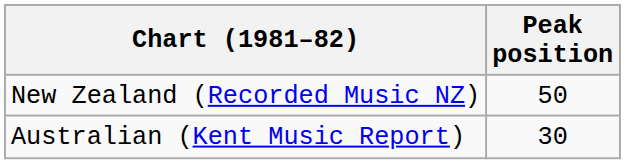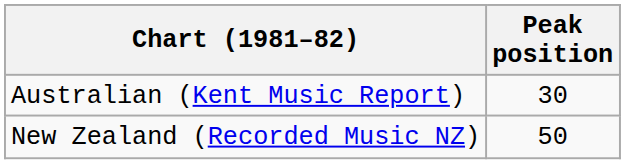rows swapped: (238, 137) <-> (246, 96)
